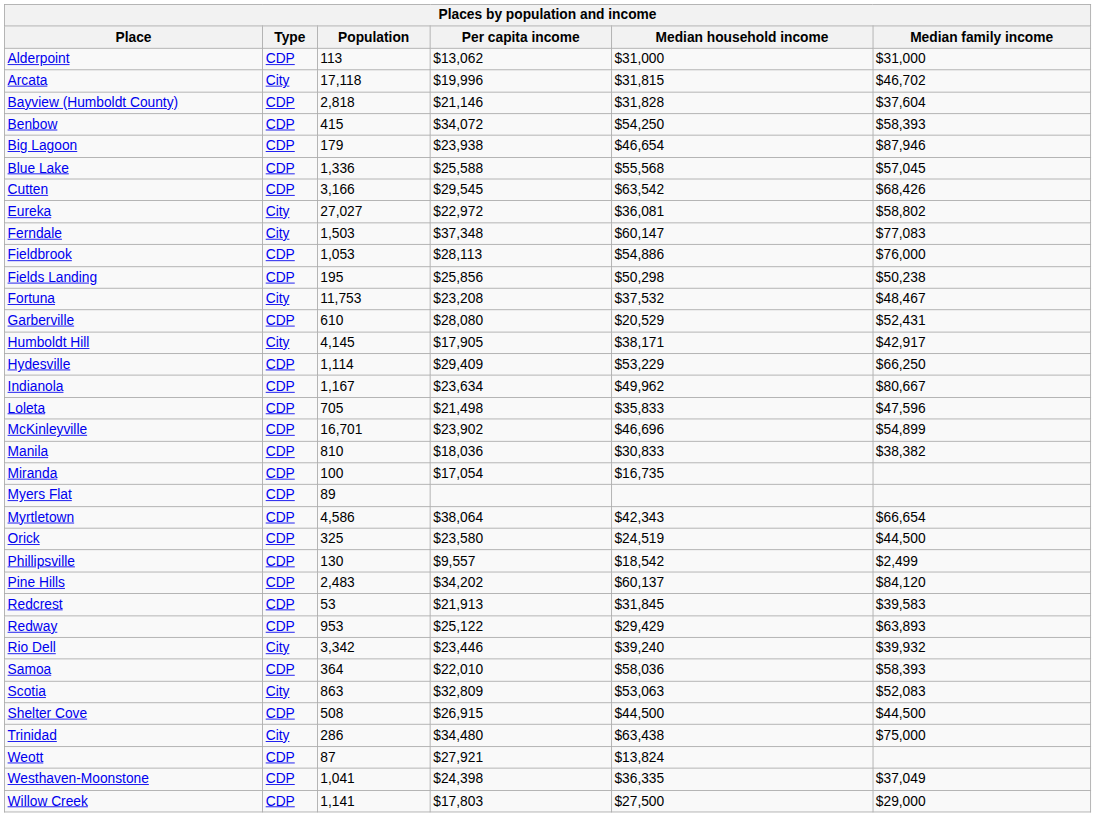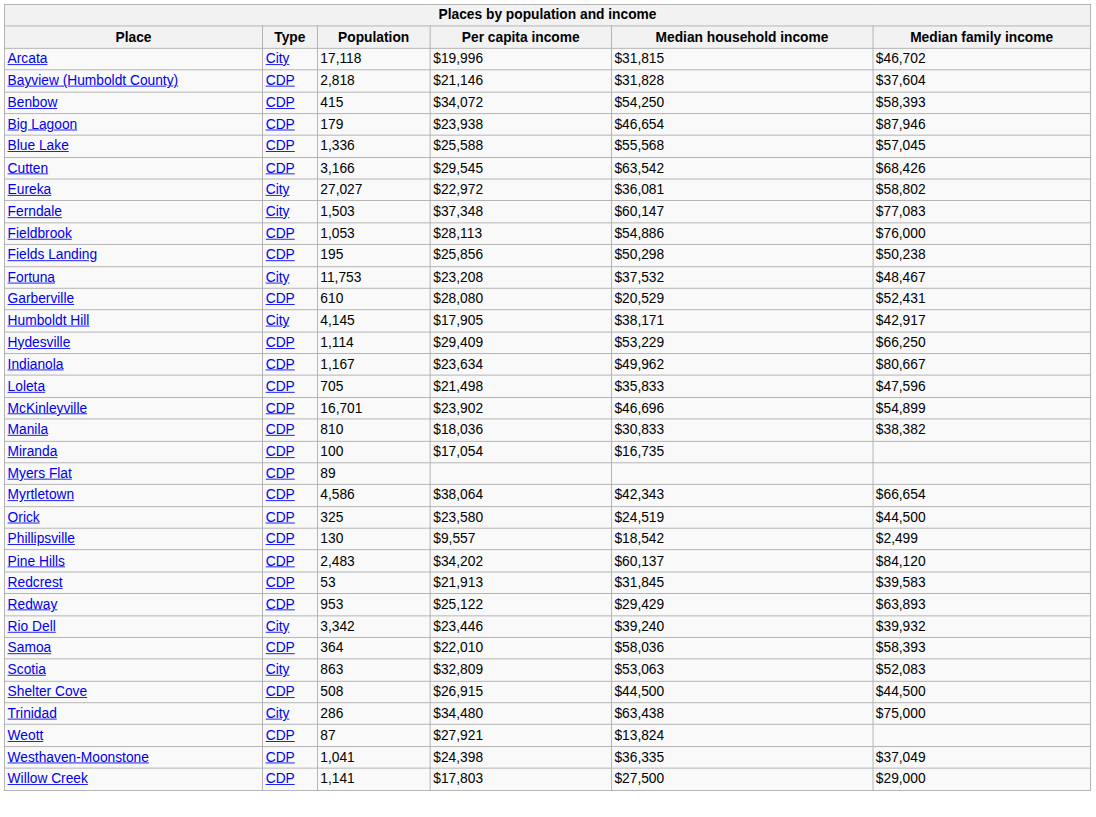- row: (39, 59)
